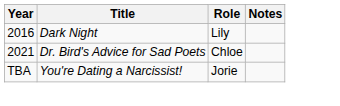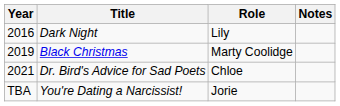+ row: (84, 52)
